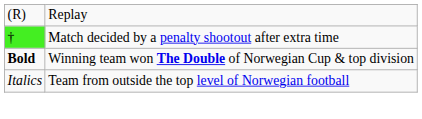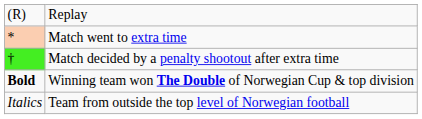+ row: (11, 37)
